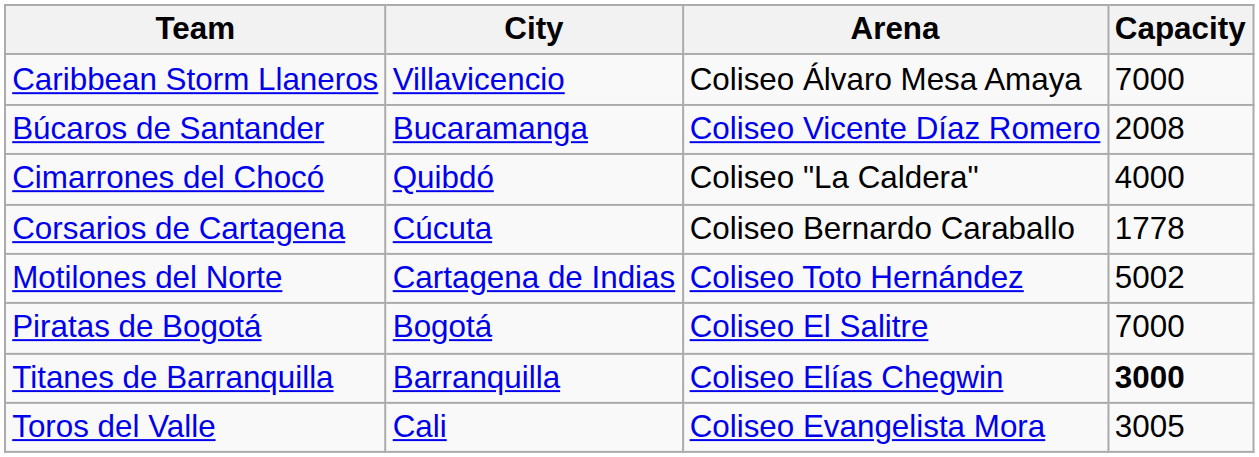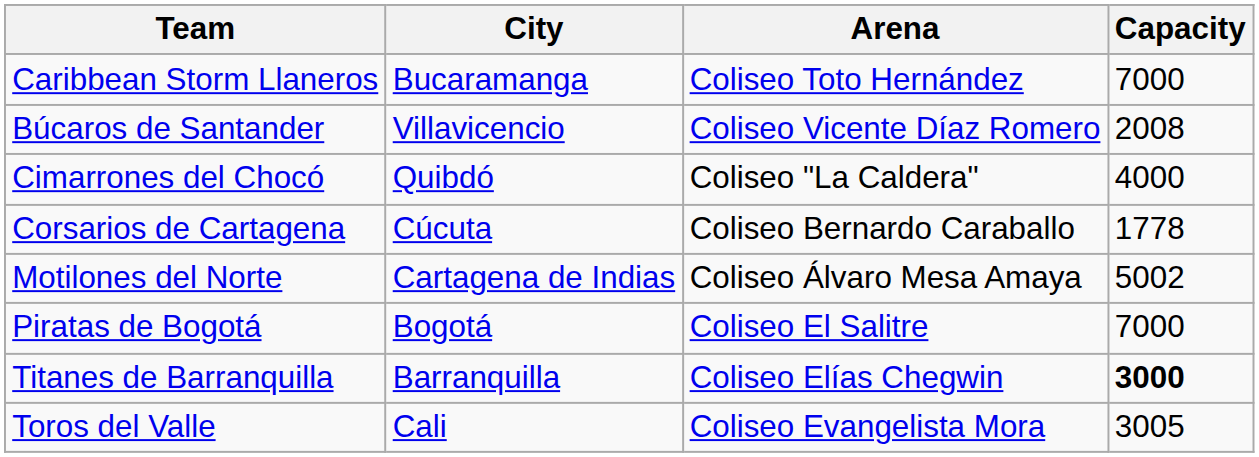(479, 79) Villavicencio -> (490, 79) Bucaramanga
(886, 79) Coliseo Álvaro Mesa Amaya -> (857, 79) Coliseo Toto Hernández
(490, 128) Bucaramanga -> (479, 128) Villavicencio
(857, 278) Coliseo Toto Hernández -> (886, 278) Coliseo Álvaro Mesa Amaya
